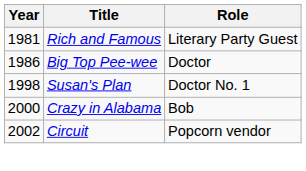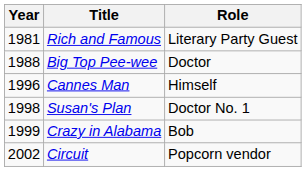(24, 62) 1986 -> (24, 62) 1988
+ row: (88, 85)
(24, 108) 2000 -> (24, 131) 1999
